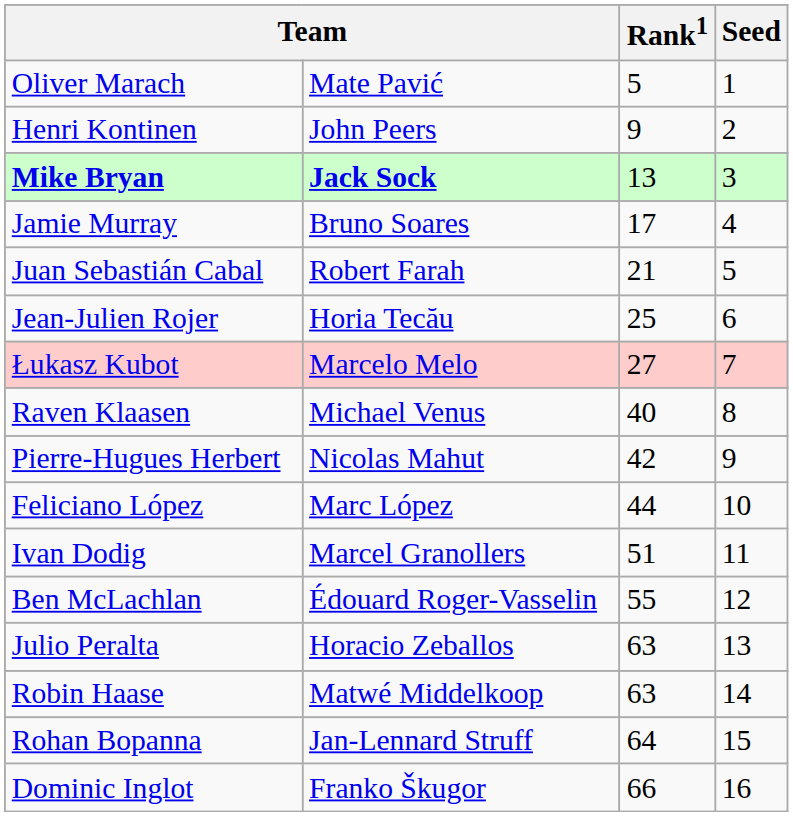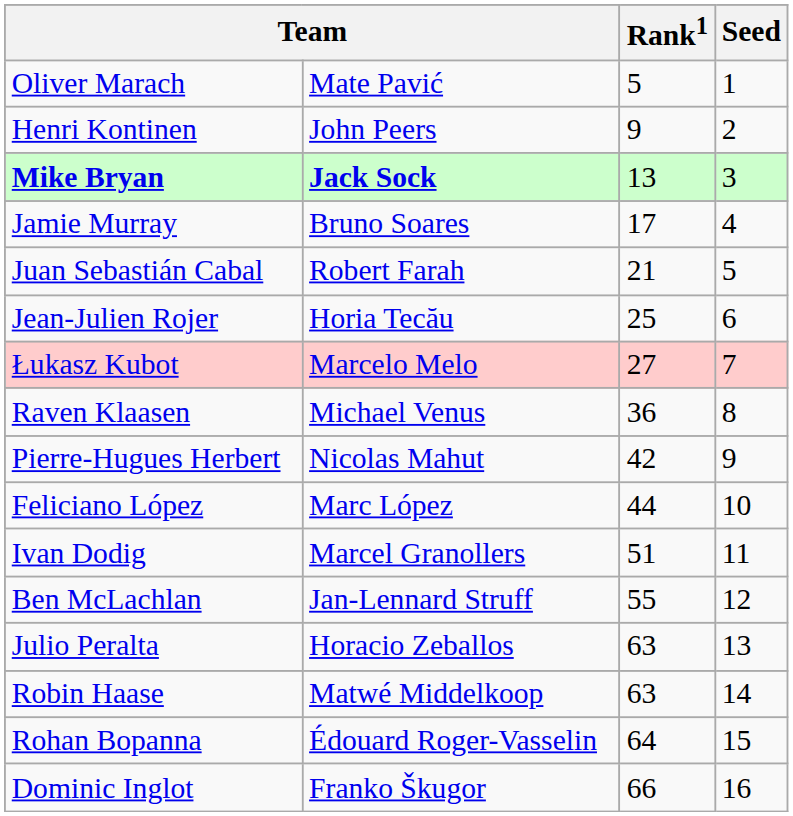(641, 411) 40 -> (641, 411) 36
(453, 599) Édouard Roger-Vasselin -> (421, 599) Jan-Lennard Struff
(421, 740) Jan-Lennard Struff -> (453, 740) Édouard Roger-Vasselin
